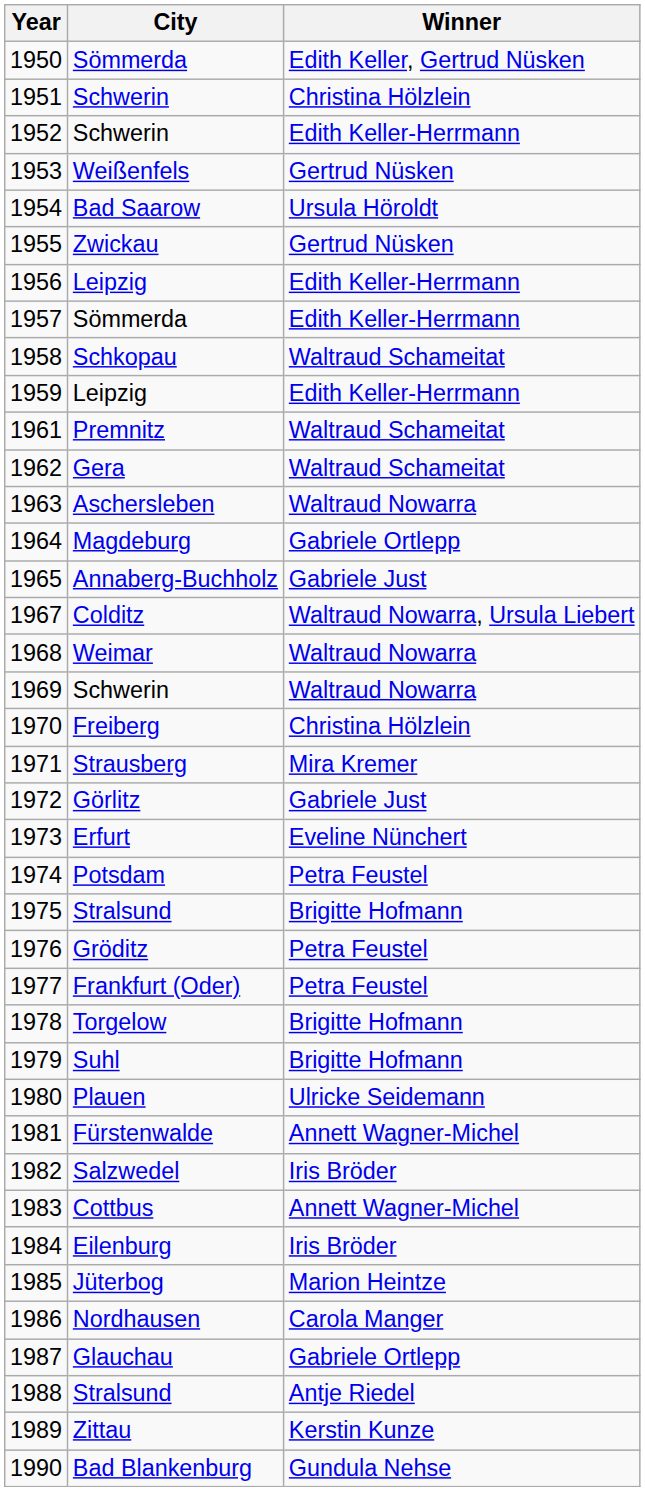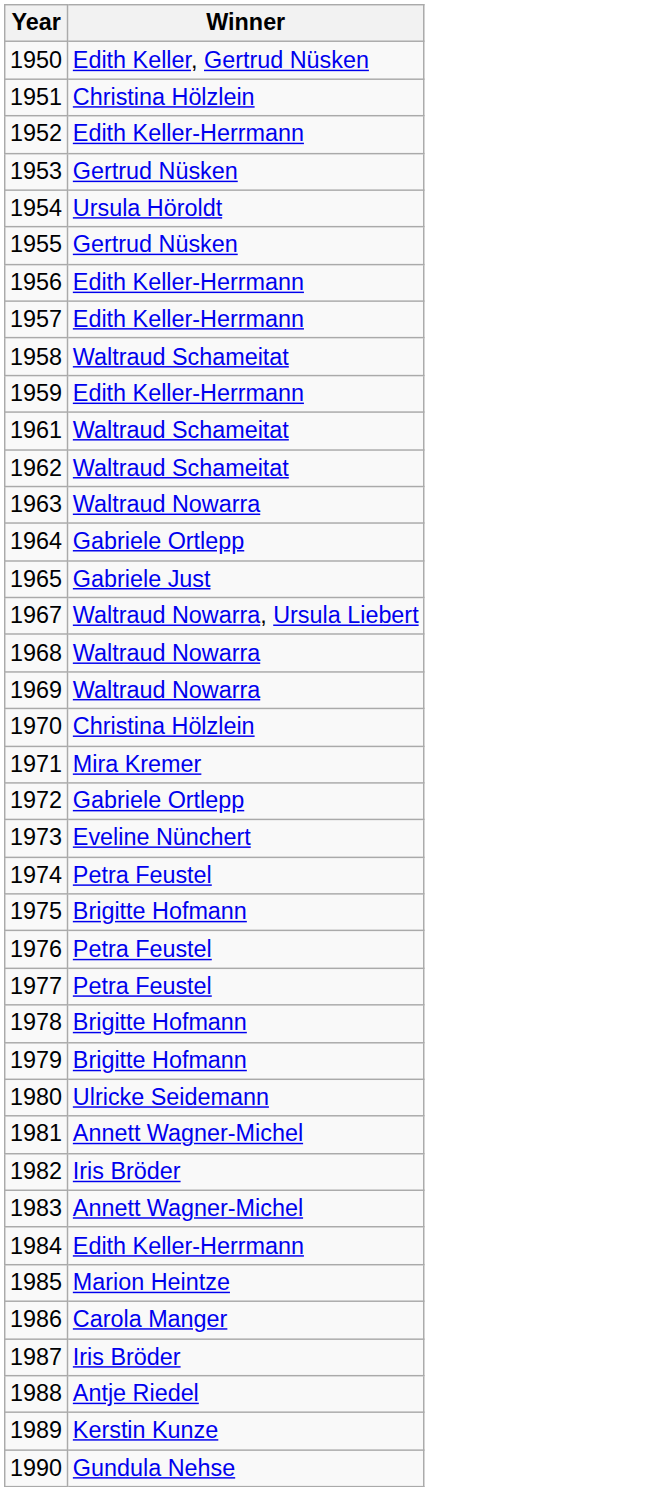- column: (175, 23)
(358, 801) Gabriele Just -> (159, 801) Gabriele Ortlepp
(343, 1245) Iris Bröder -> (188, 1245) Edith Keller-Herrmann
(375, 1356) Gabriele Ortlepp -> (127, 1356) Iris Bröder
